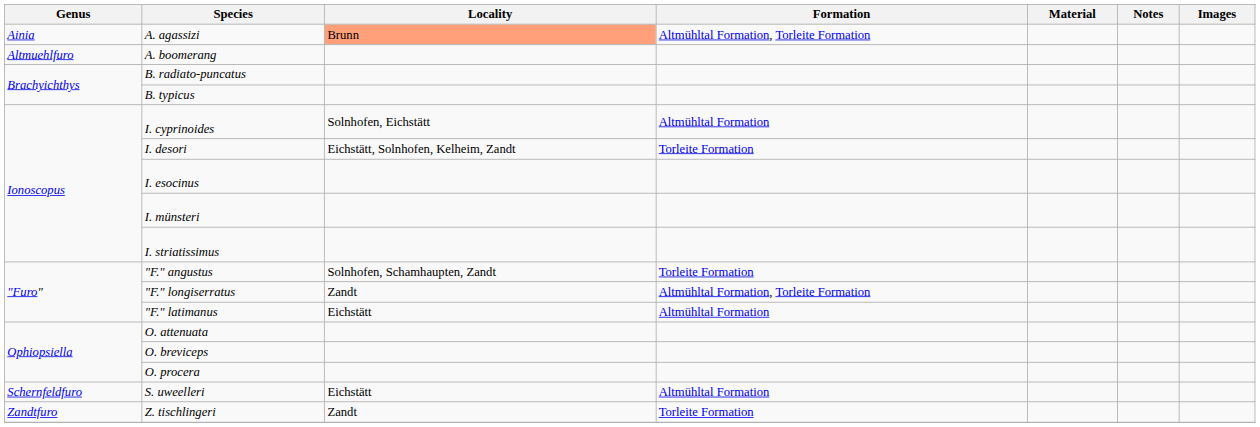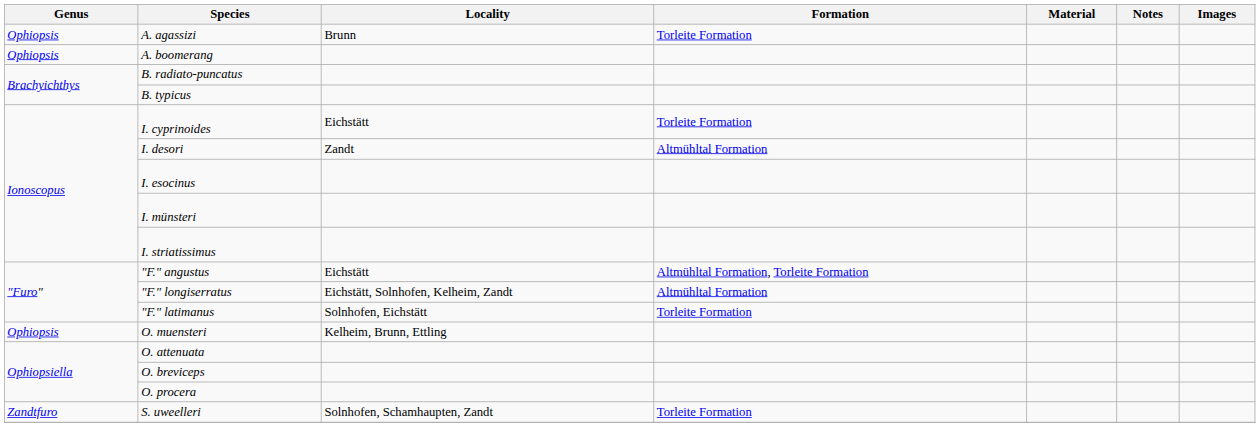(21, 34) Ainia -> (33, 34) Ophiopsis
(343, 34) lightsalmon background -> (340, 34) no background
(765, 34) Altmühltal Formation, Torleite Formation -> (704, 34) Torleite Formation
(40, 54) Altmuehlfuro -> (33, 54) Ophiopsis
(379, 121) Solnhofen, Eichstätt -> (347, 121) Eichstätt
(714, 121) Altmühltal Formation -> (704, 121) Torleite Formation
(421, 149) Eichstätt, Solnhofen, Kelheim, Zandt -> (339, 149) Zandt
(706, 149) Torleite Formation -> (712, 149) Altmühltal Formation
(412, 271) Solnhofen, Schamhaupten, Zandt -> (347, 271) Eichstätt
(706, 271) Torleite Formation -> (763, 271) Altmühltal Formation, Torleite Formation
(342, 291) Zandt -> (419, 291) Eichstätt, Solnhofen, Kelheim, Zandt
(765, 291) Altmühltal Formation, Torleite Formation -> (712, 291) Altmühltal Formation
(350, 311) Eichstätt -> (376, 311) Solnhofen, Eichstätt
(714, 311) Altmühltal Formation -> (704, 311) Torleite Formation
+ row: (174, 332)
(45, 392) Schernfeldfuro -> (32, 412) Zandtfuro
(350, 392) Eichstätt -> (409, 412) Solnhofen, Schamhaupten, Zandt
(714, 392) Altmühltal Formation -> (704, 412) Torleite Formation
- row: (180, 412)
